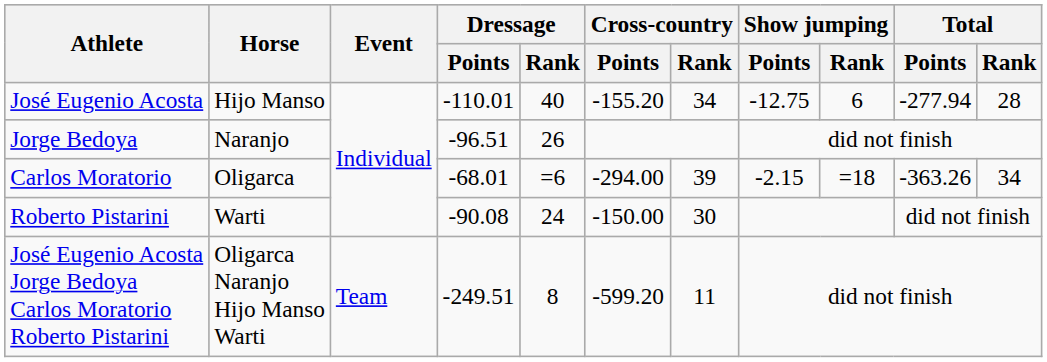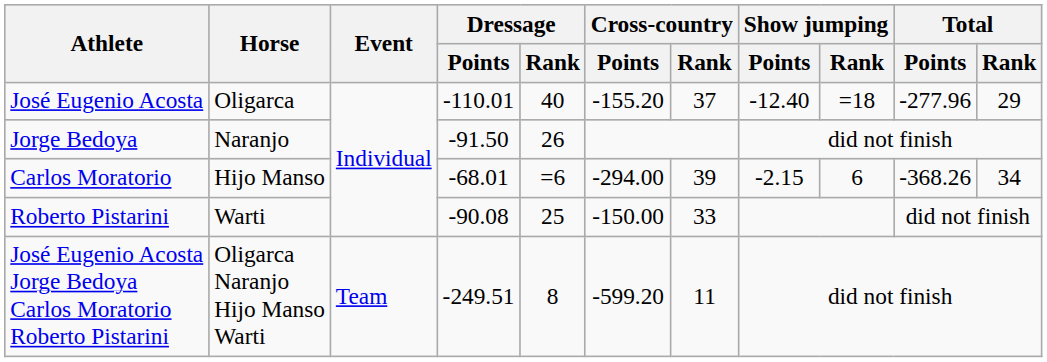(270, 101) Hijo Manso -> (254, 101) Oligarca
(705, 101) 34 -> (705, 101) 37
(779, 101) -12.75 -> (779, 101) -12.40
(857, 101) 6 -> (857, 101) =18
(935, 101) -277.94 -> (935, 101) -277.96
(1009, 101) 28 -> (1009, 101) 29
(479, 139) -96.51 -> (479, 139) -91.50
(254, 178) Oligarca -> (270, 178) Hijo Manso
(857, 178) =18 -> (857, 178) 6
(935, 178) -363.26 -> (935, 178) -368.26
(553, 216) 24 -> (553, 216) 25
(705, 216) 30 -> (705, 216) 33
